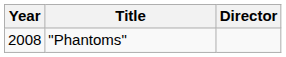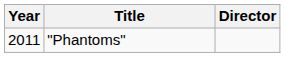(25, 40) 2008 -> (24, 40) 2011
